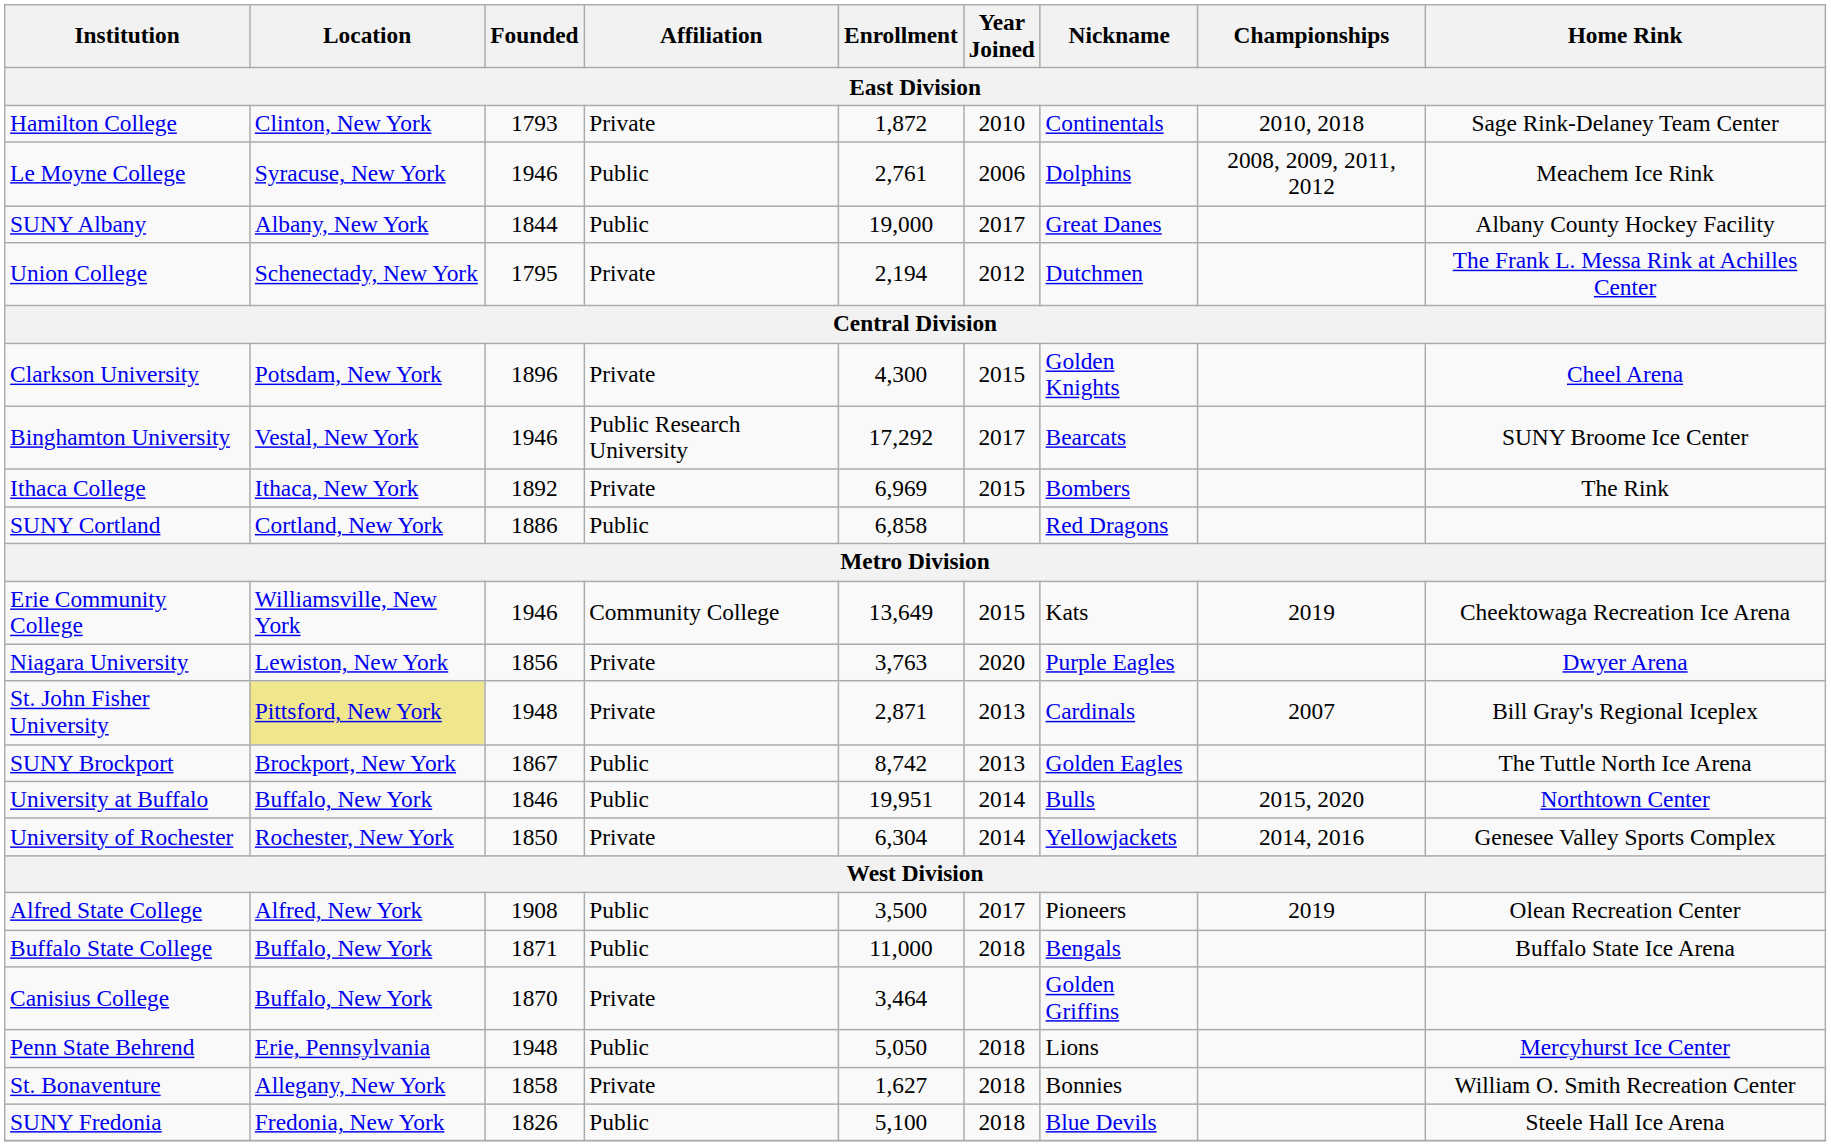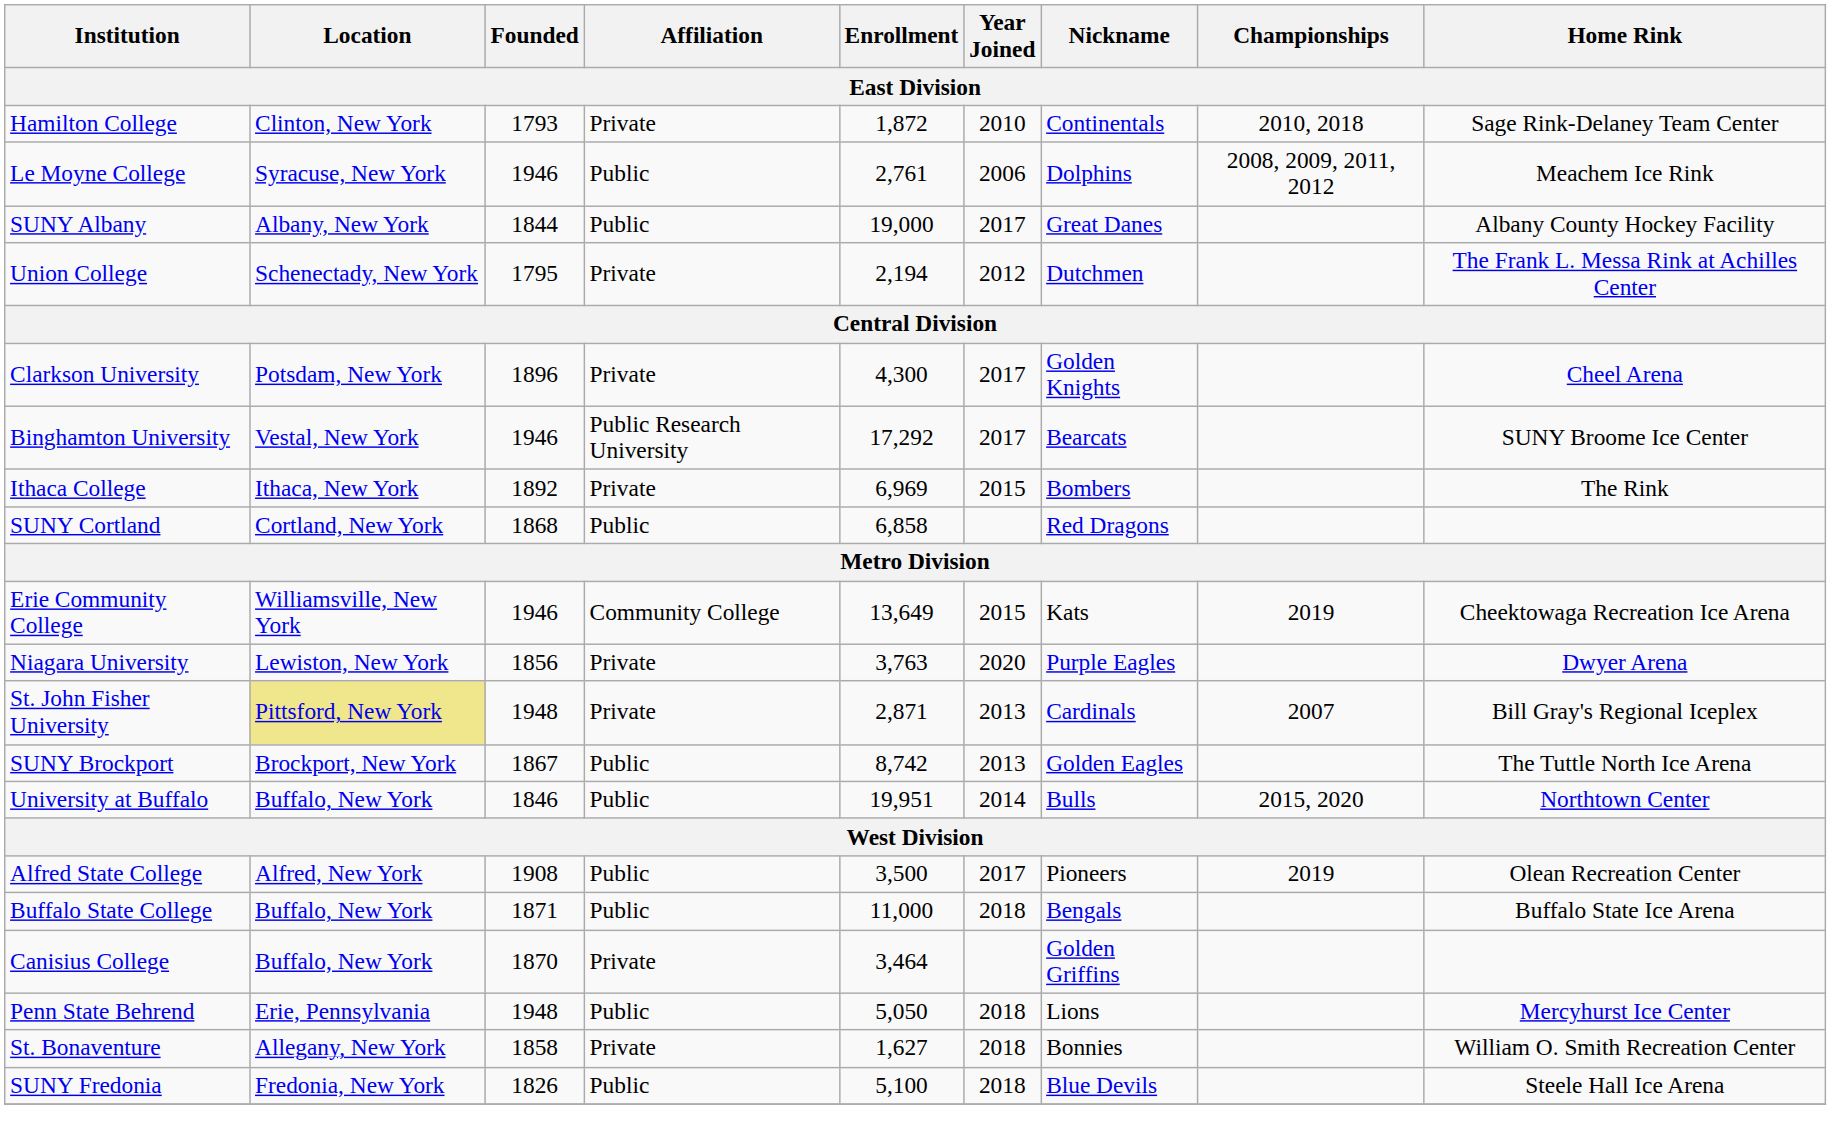(1002, 374) 2015 -> (1002, 374) 2017
(534, 524) 1886 -> (535, 524) 1868
- row: (122, 836)
